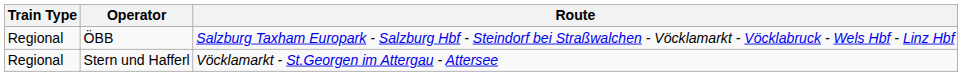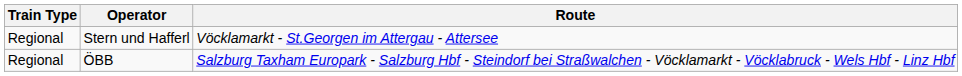rows swapped: (98, 37) <-> (137, 60)
